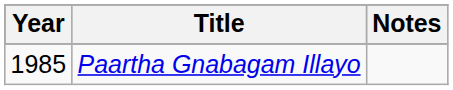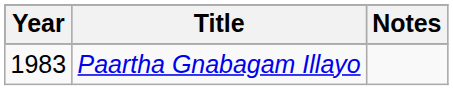(38, 63) 1985 -> (38, 63) 1983
